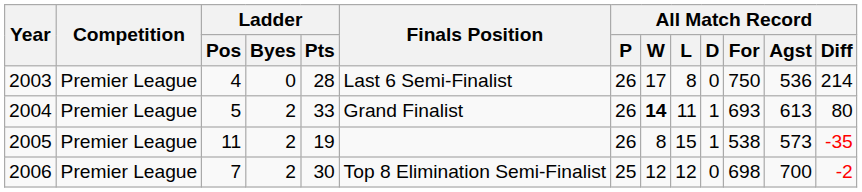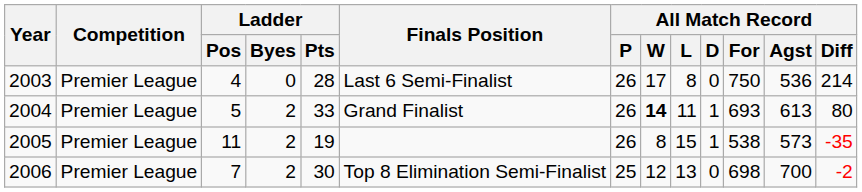(686, 171) 12 -> (686, 171) 13
